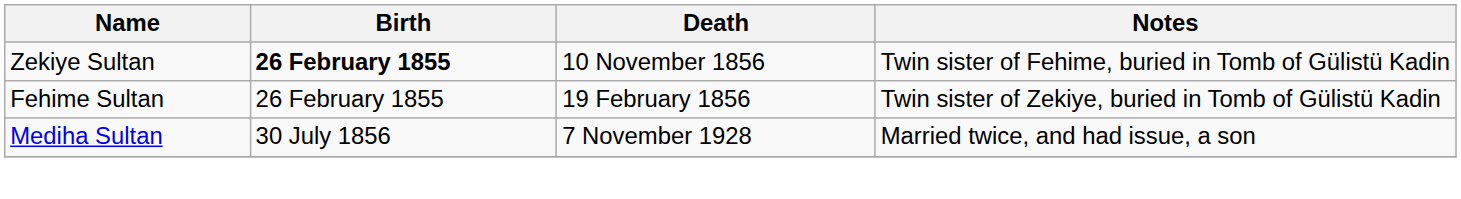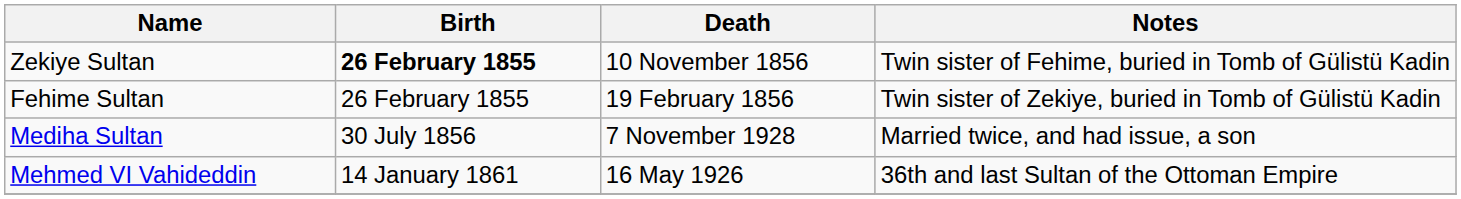+ row: (133, 174)
